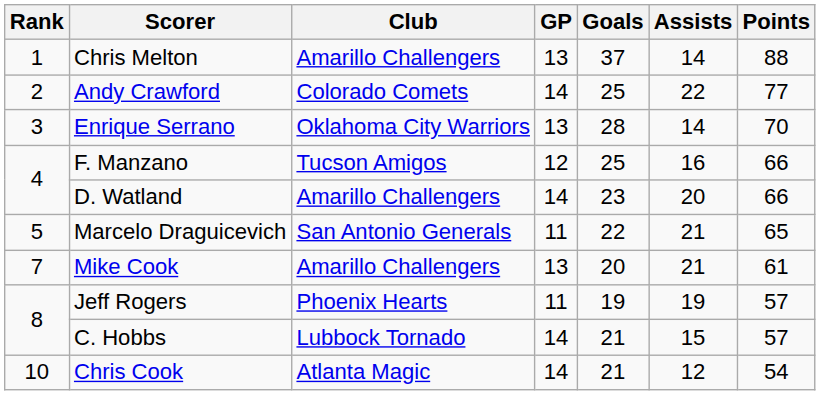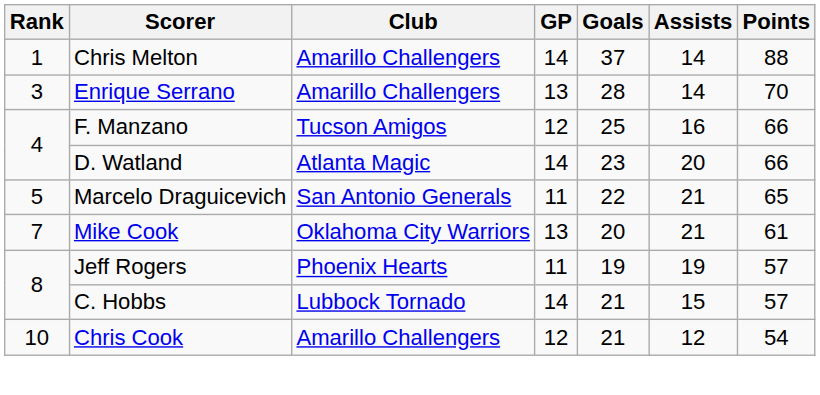(556, 57) 13 -> (556, 57) 14
- row: (147, 92)
(413, 127) Oklahoma City Warriors -> (398, 92) Amarillo Challengers
(398, 197) Amarillo Challengers -> (363, 162) Atlanta Magic
(398, 267) Amarillo Challengers -> (413, 232) Oklahoma City Warriors
(363, 372) Atlanta Magic -> (398, 337) Amarillo Challengers
(556, 372) 14 -> (556, 337) 12
